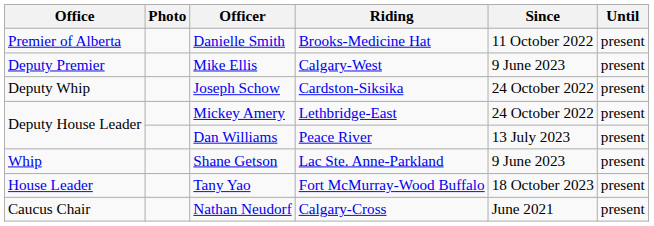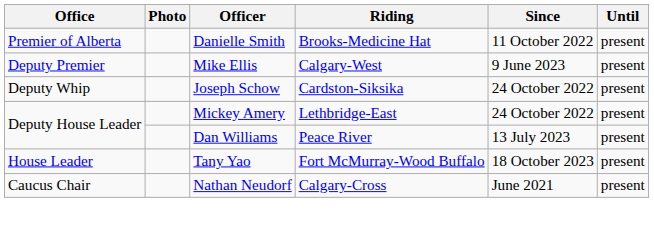- row: (235, 161)
